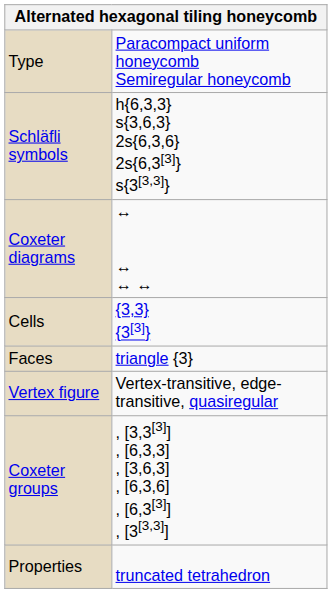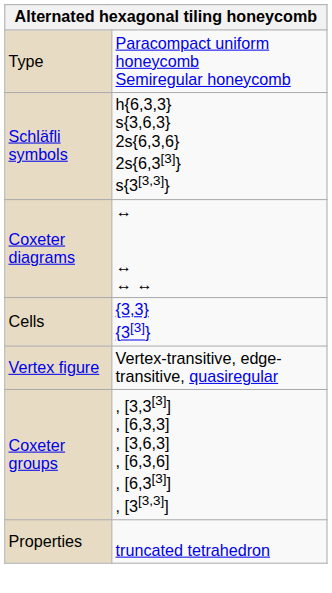- row: (31, 358)
